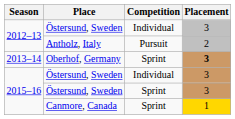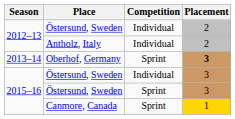(207, 28) 3 -> (207, 28) 2
(154, 43) Pursuit -> (154, 43) Individual
